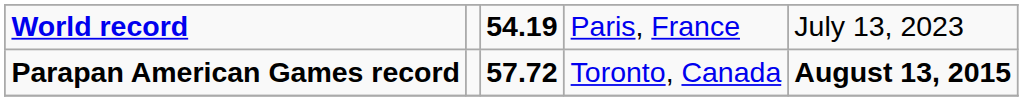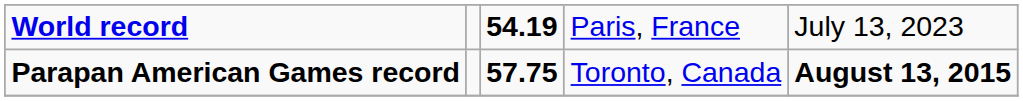(522, 72) 57.72 -> (522, 72) 57.75
